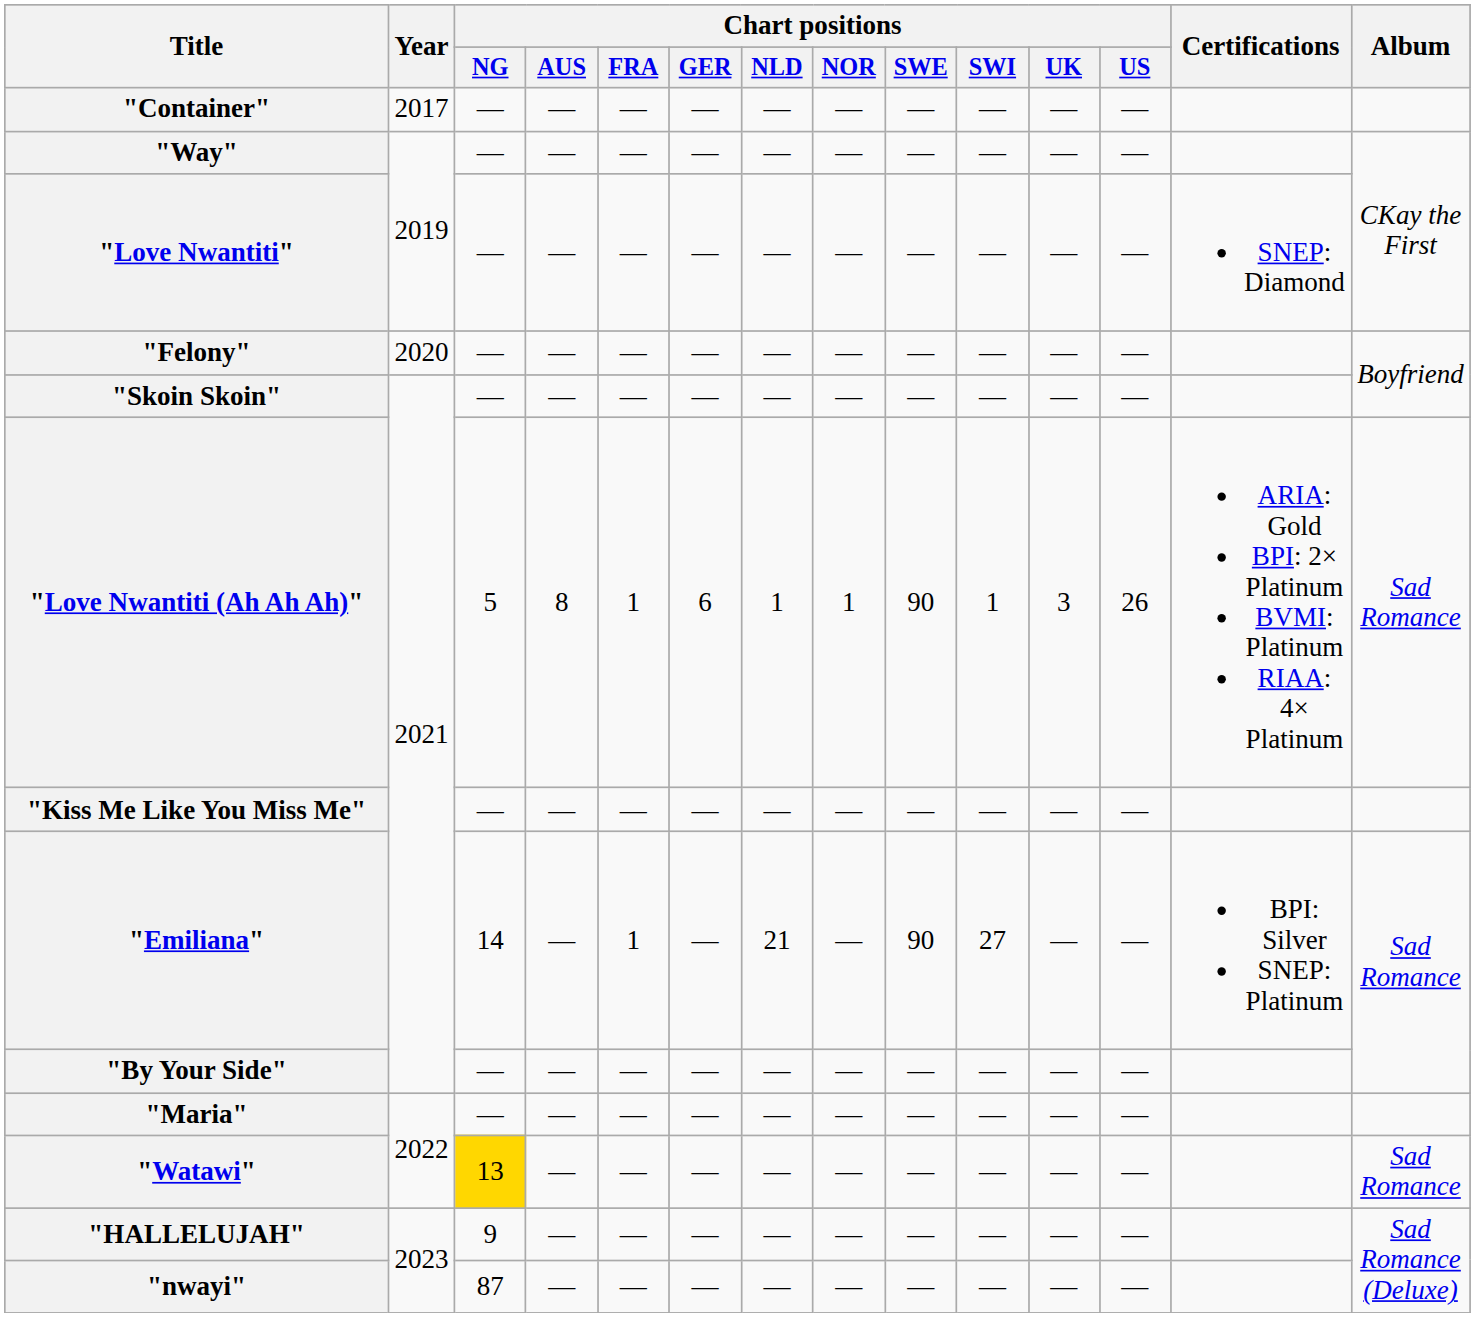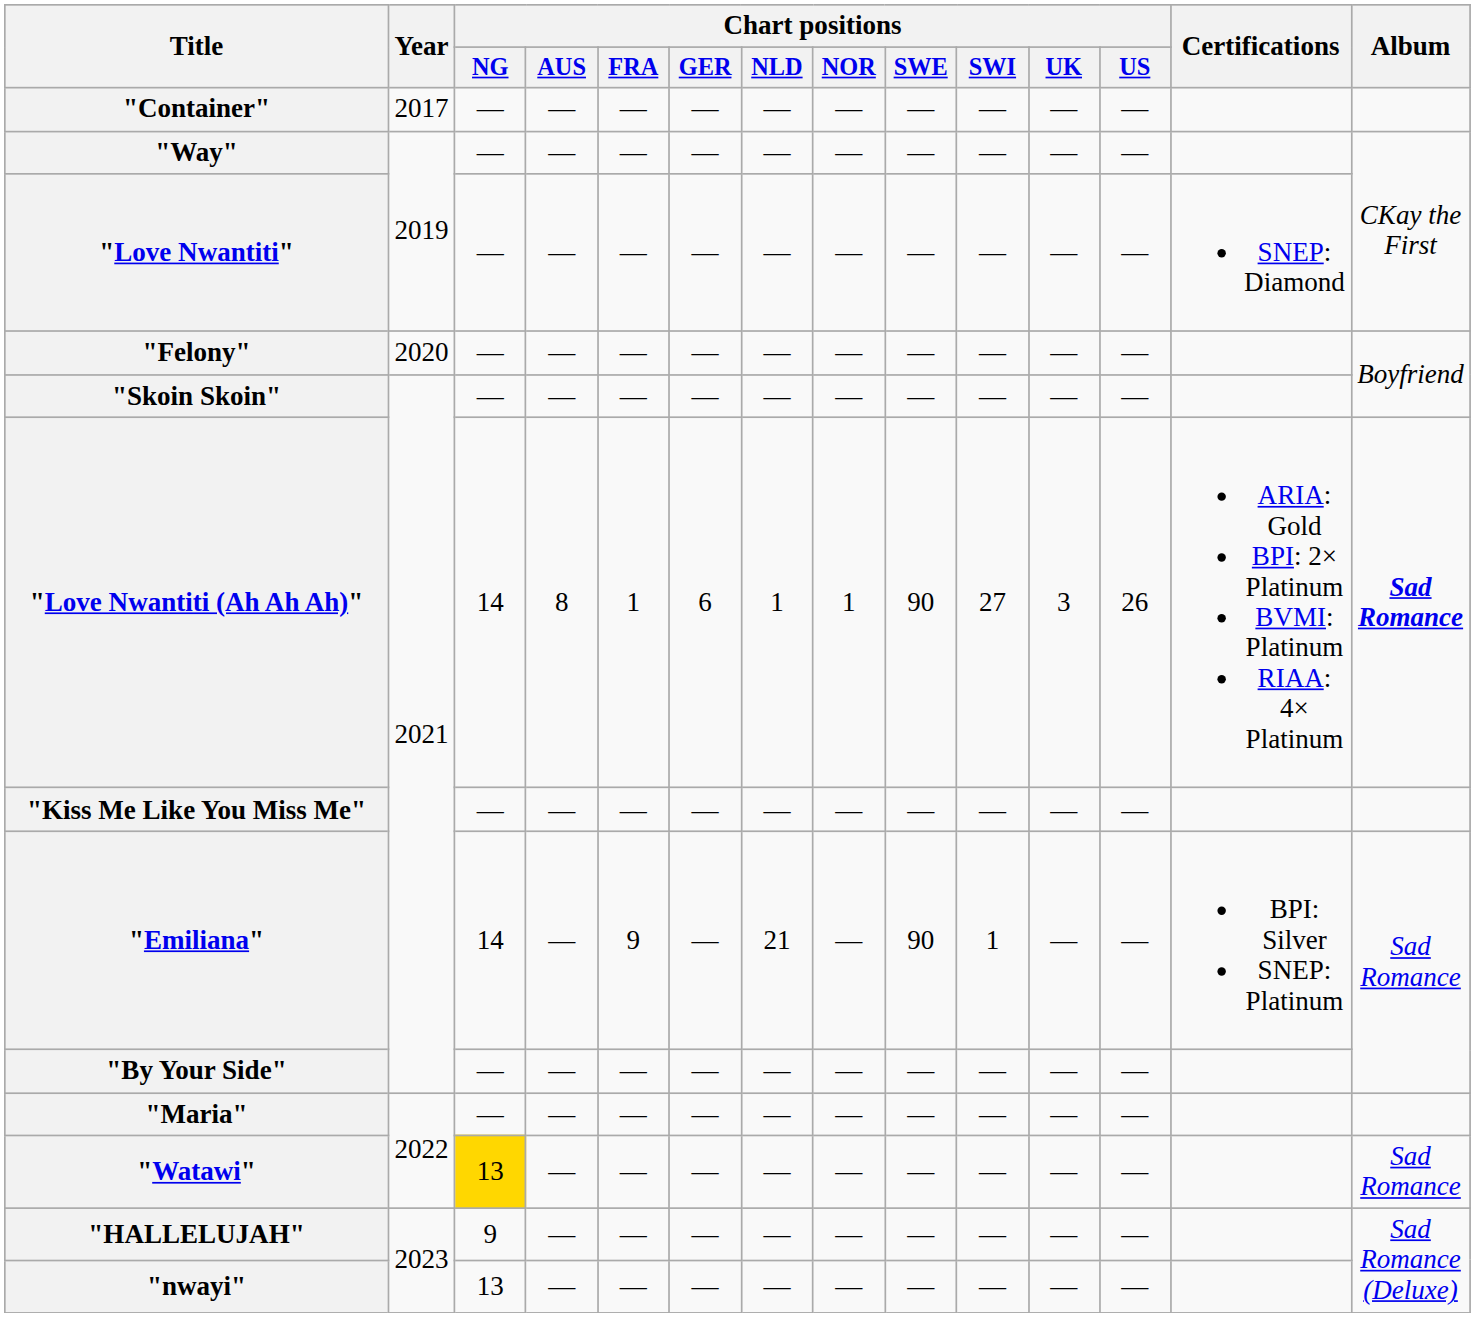(490, 602) 5 -> (490, 602) 14
(992, 602) 1 -> (992, 602) 27
(1411, 602) normal -> (1411, 602) bold
(633, 939) 1 -> (633, 939) 9
(992, 939) 27 -> (992, 939) 1
(490, 1285) 87 -> (490, 1285) 13
